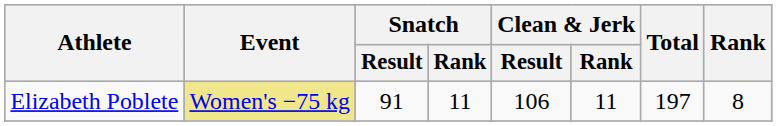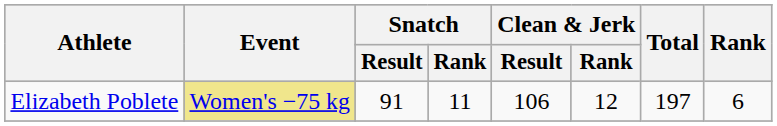(606, 101) 11 -> (606, 101) 12
(738, 101) 8 -> (738, 101) 6
